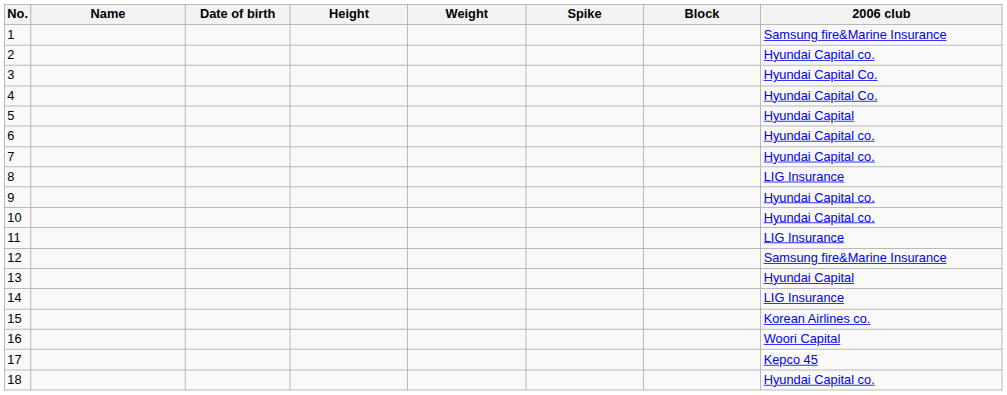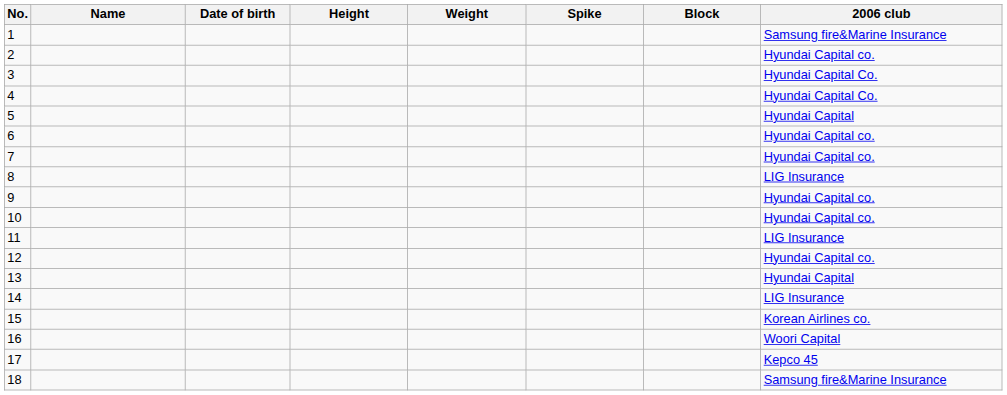(855, 258) Samsung fire&Marine Insurance -> (819, 258) Hyundai Capital co.
(819, 380) Hyundai Capital co. -> (855, 380) Samsung fire&Marine Insurance
